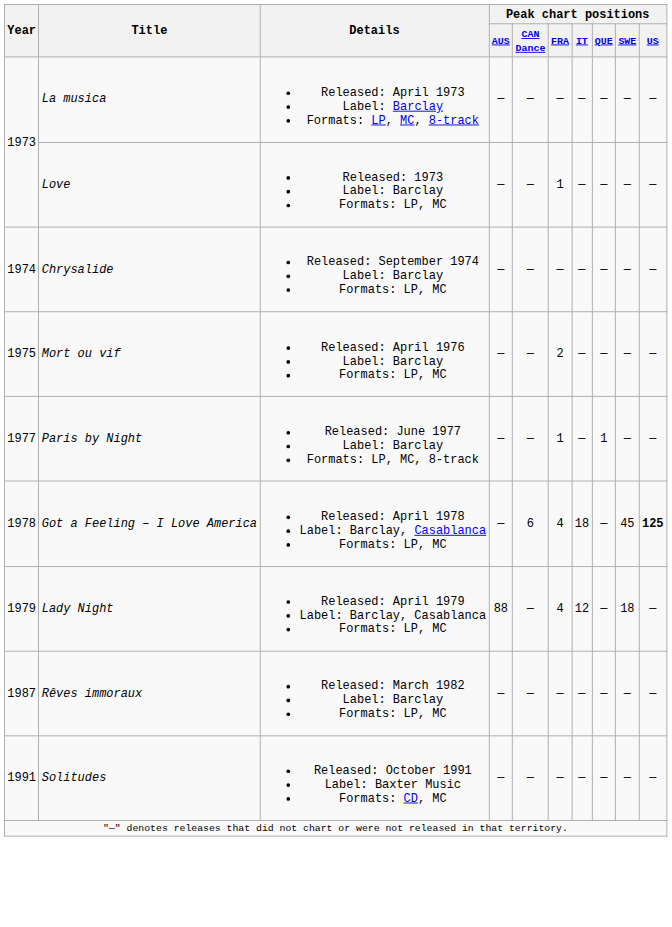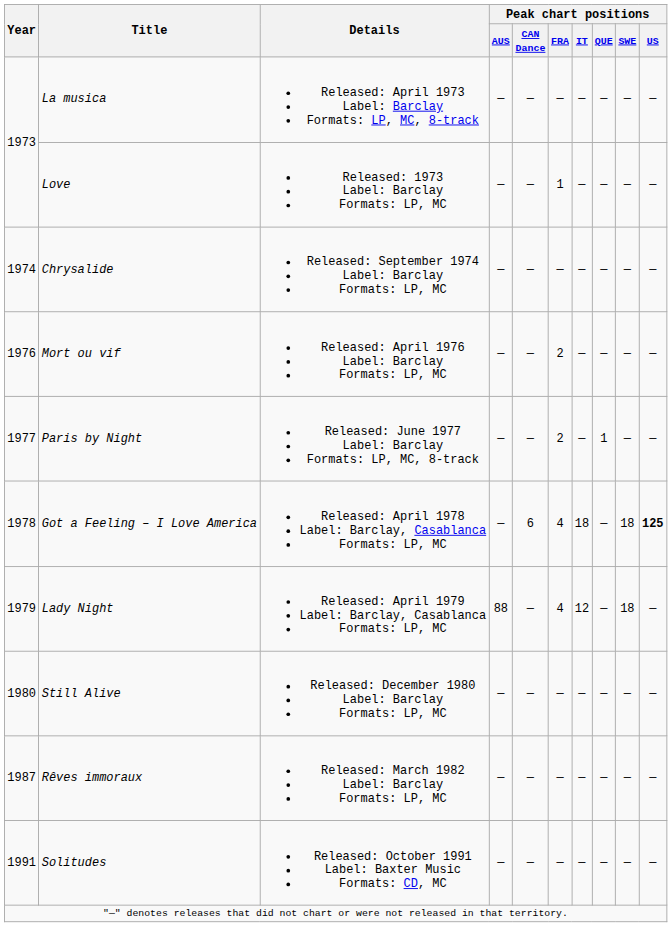(22, 354) 1975 -> (22, 354) 1976
(560, 439) 1 -> (560, 439) 2
(627, 524) 45 -> (627, 524) 18
+ row: (81, 693)
